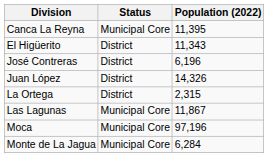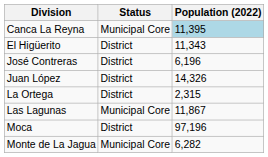(190, 29) no background -> (190, 29) lightblue background
(135, 128) Municipal Core -> (116, 128) District
(188, 144) 6,284 -> (188, 144) 6,282
